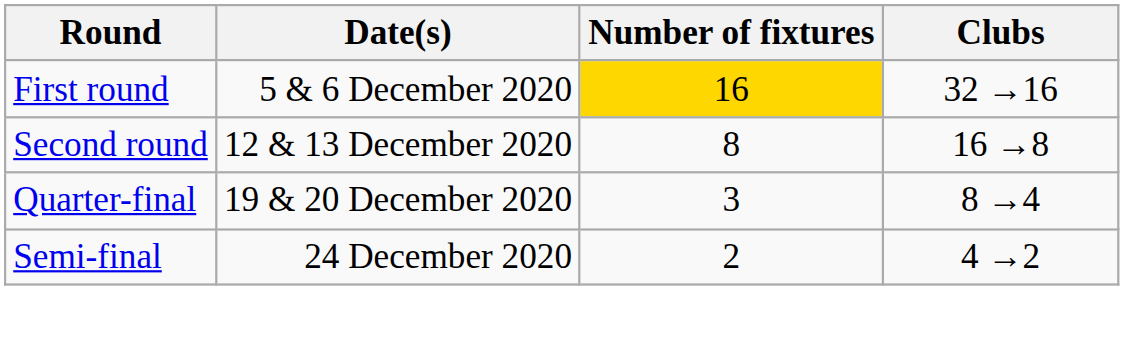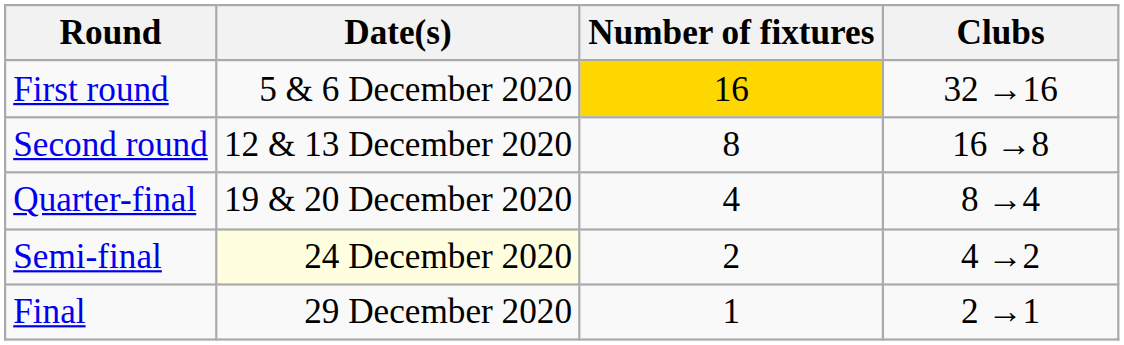(731, 199) 3 -> (731, 199) 4
(438, 255) no background -> (438, 255) lightyellow background
+ row: (49, 311)
